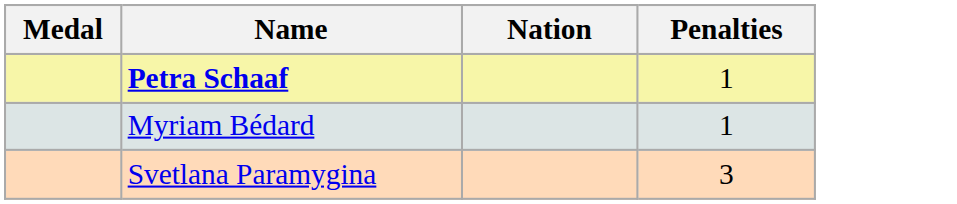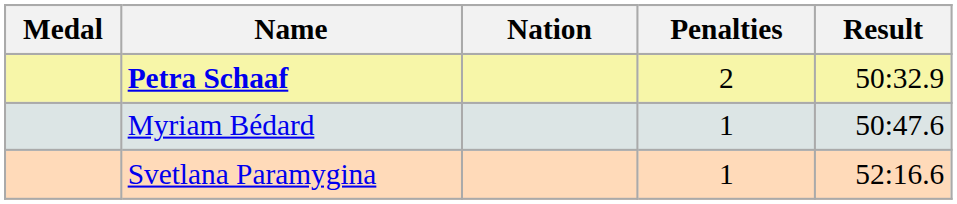+ column: (883, 29)
(726, 77) 1 -> (726, 77) 2
(726, 174) 3 -> (726, 174) 1
